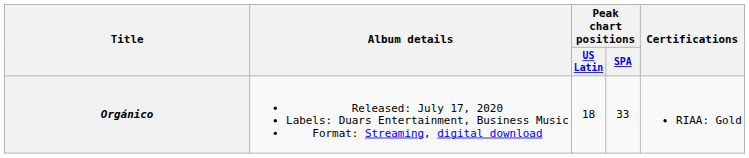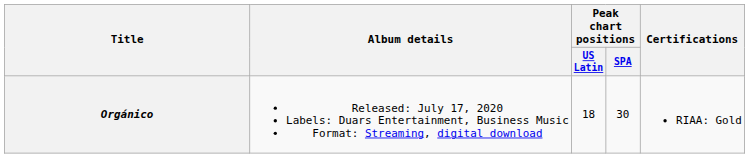(623, 114) 33 -> (623, 114) 30
